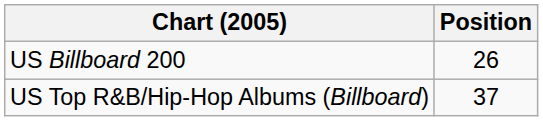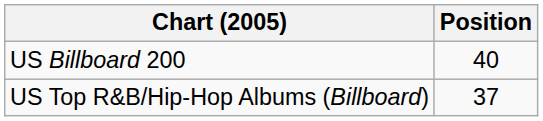(486, 60) 26 -> (486, 60) 40
